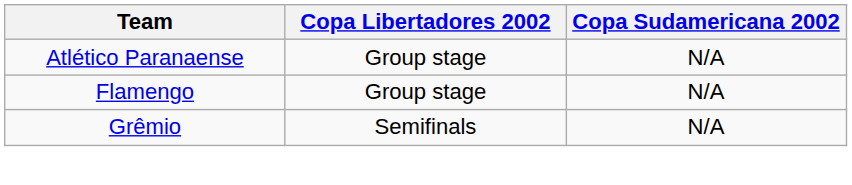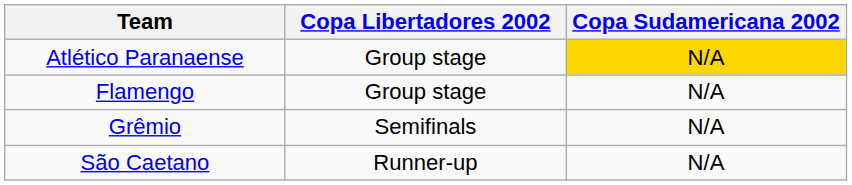(706, 57) no background -> (706, 57) gold background
+ row: (145, 162)
